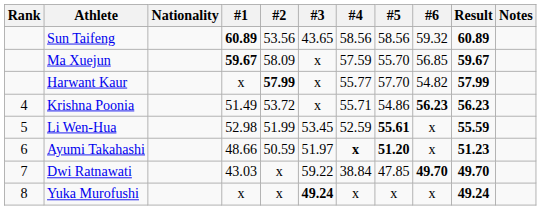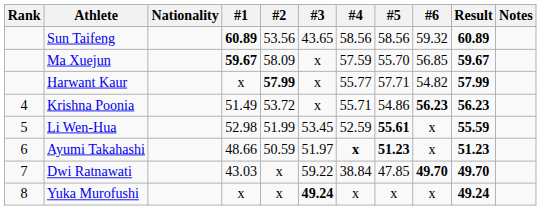(394, 82) 57.70 -> (394, 82) 57.71
(394, 149) 51.20 -> (394, 149) 51.23
